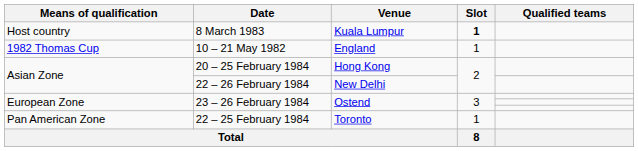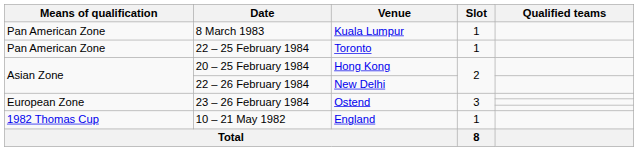(38, 31) Host country -> (56, 31) Pan American Zone
(476, 31) bold -> (476, 31) normal
rows swapped: (241, 48) <-> (252, 119)
